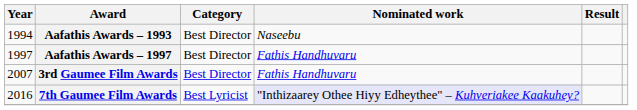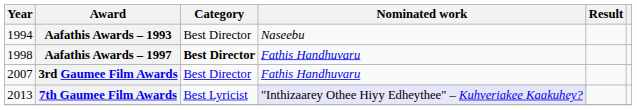(20, 54) 1997 -> (20, 54) 1998
(217, 54) normal -> (219, 54) bold
(20, 94) 2016 -> (20, 94) 2013
